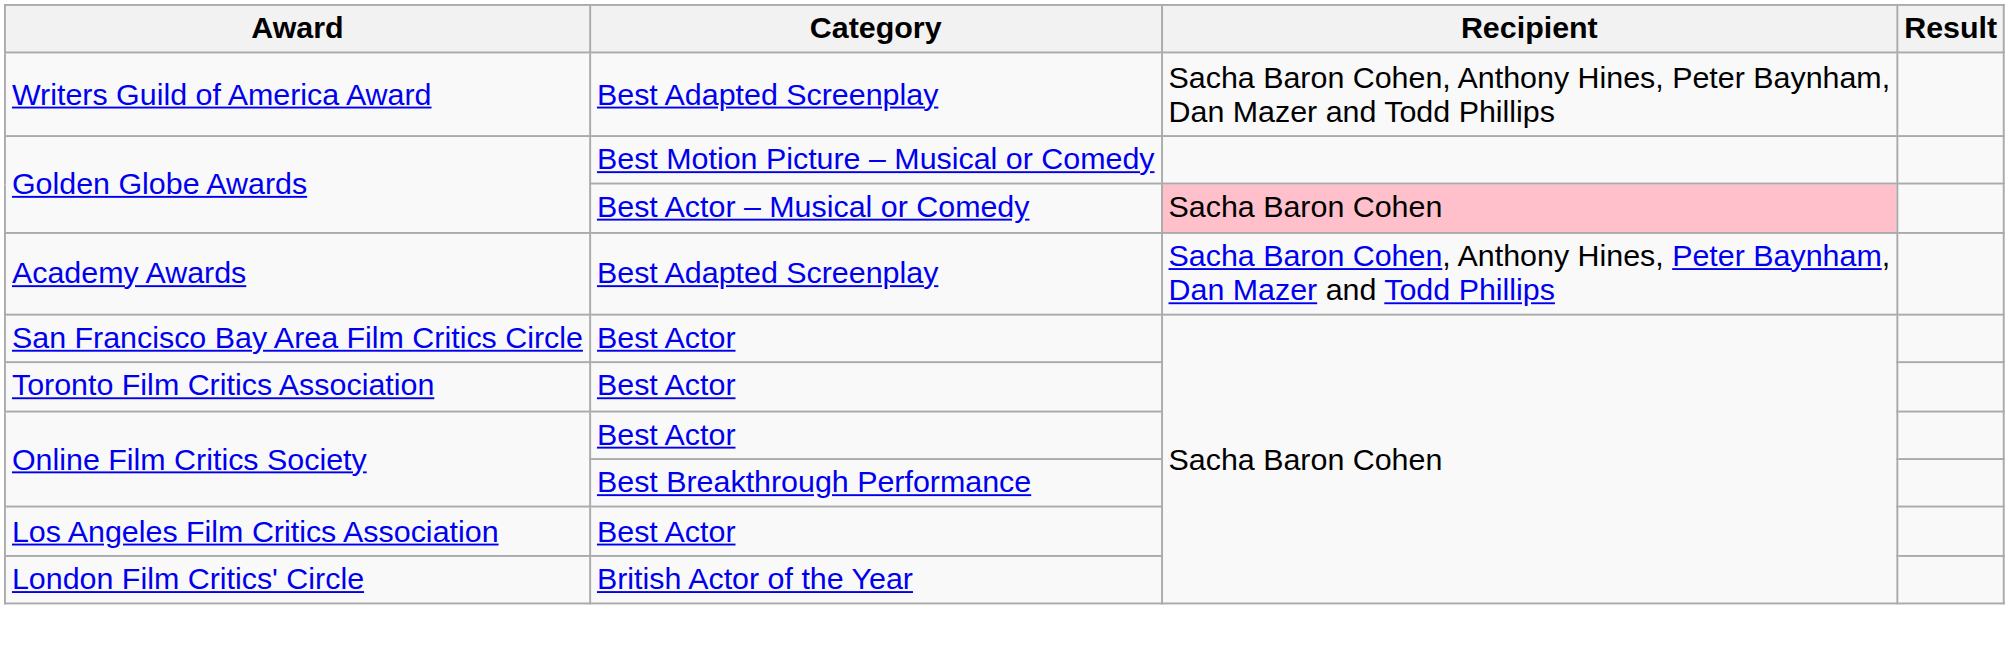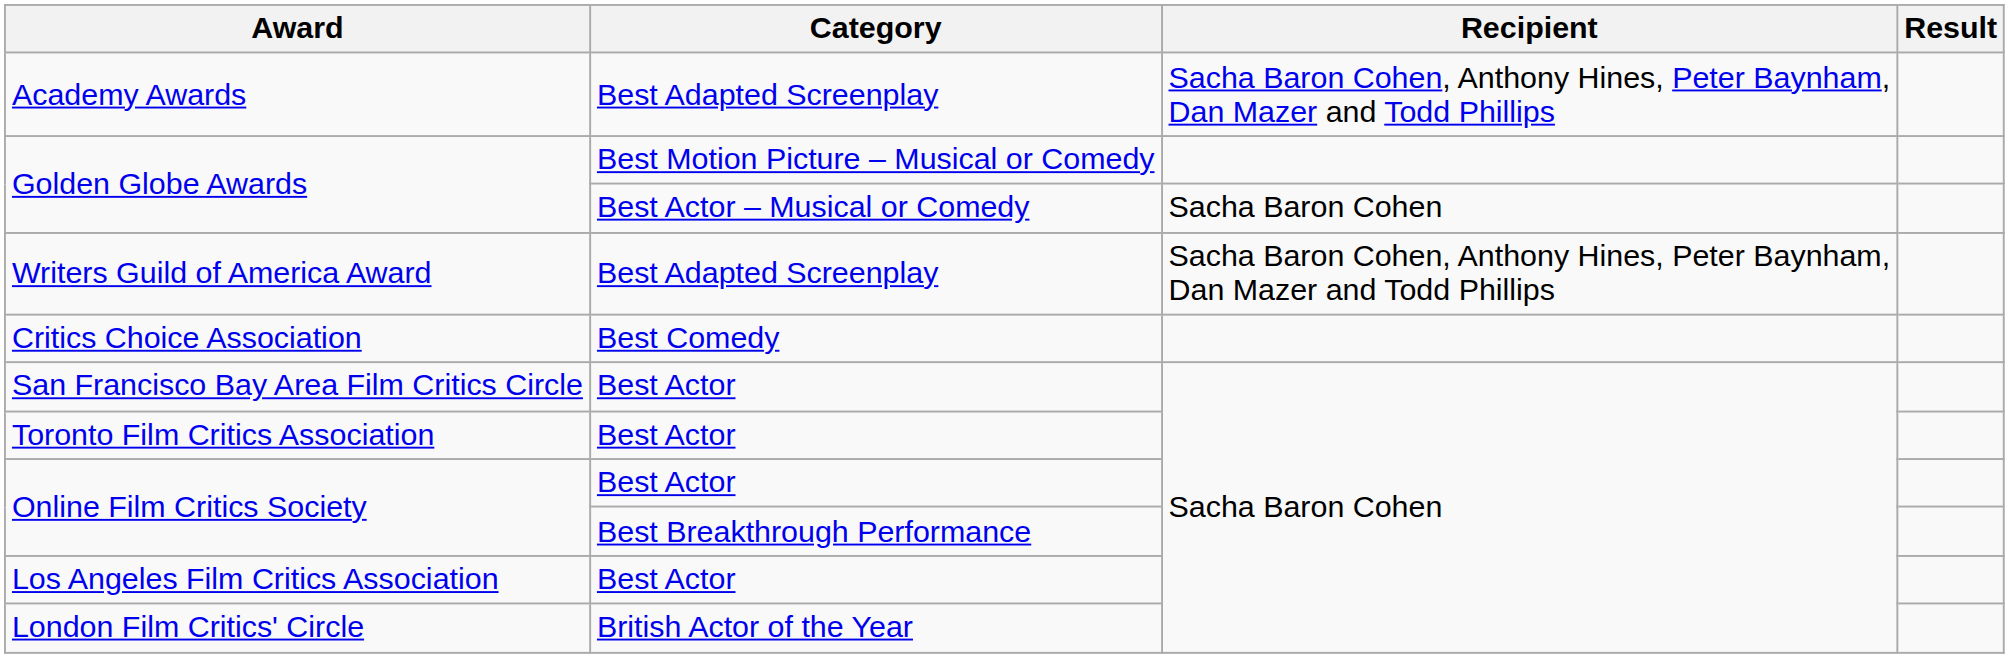rows swapped: (129, 272) <-> (222, 93)
(1305, 207) pink background -> (1305, 207) no background
+ row: (187, 338)
